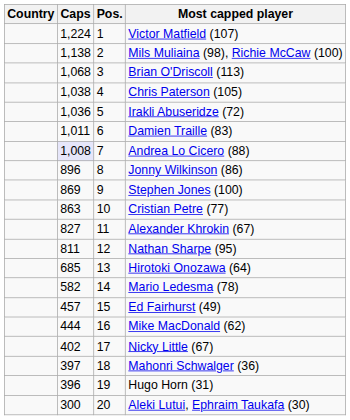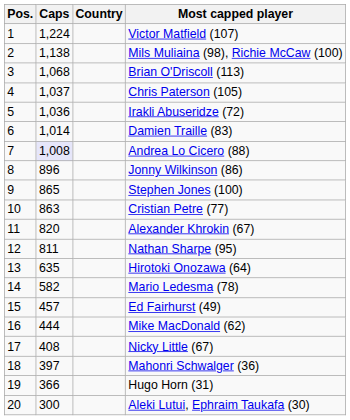columns swapped: (110, 14) <-> (31, 14)
(76, 92) 1,038 -> (54, 92) 1,037
(75, 131) 1,011 -> (54, 131) 1,014
(70, 190) 869 -> (49, 190) 865
(70, 229) 827 -> (49, 229) 820
(70, 268) 685 -> (49, 268) 635
(70, 346) 402 -> (49, 346) 408
(70, 385) 396 -> (49, 385) 366
